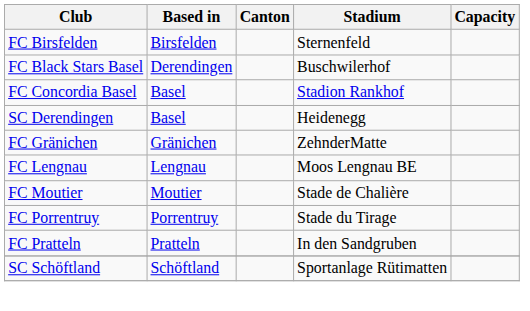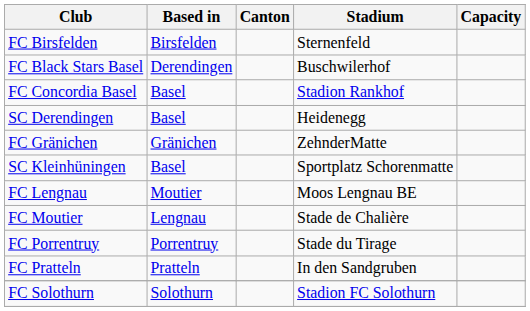+ row: (67, 167)
(178, 167) Lengnau -> (176, 192) Moutier
(176, 192) Moutier -> (178, 218) Lengnau
- row: (54, 268)
+ row: (51, 293)
